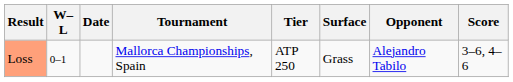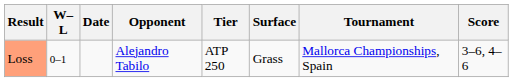columns swapped: (192, 22) <-> (414, 22)
